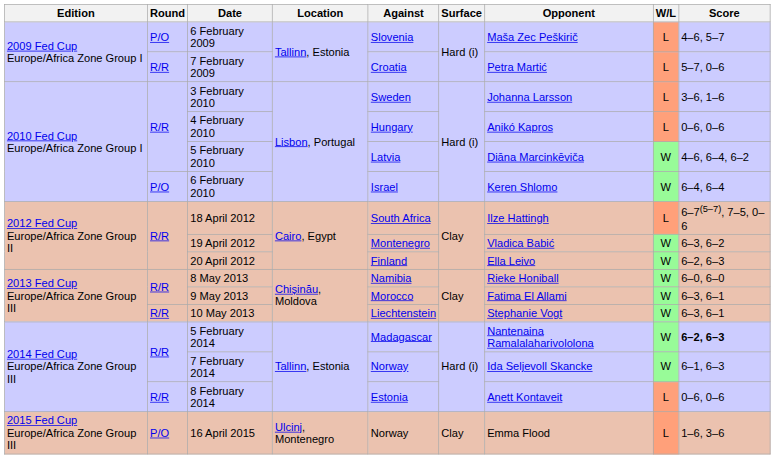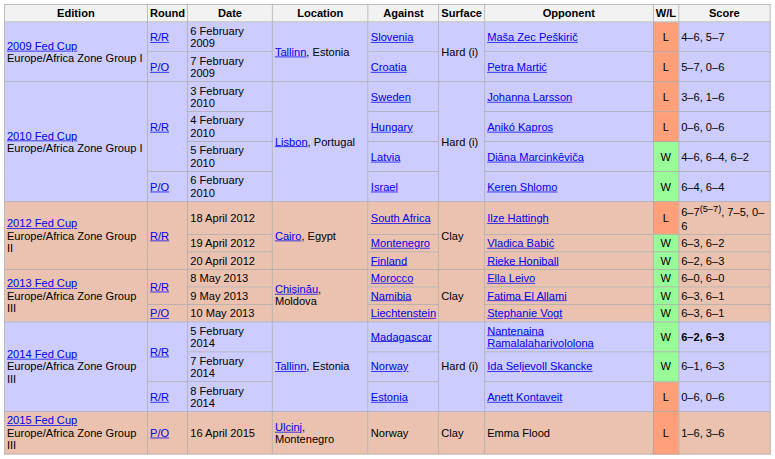(160, 37) P/O -> (160, 37) R/R
(160, 67) R/R -> (160, 67) P/O
(511, 261) Ella Leivo -> (523, 261) Rieke Honiball
(391, 278) Namibia -> (392, 278) Morocco
(523, 278) Rieke Honiball -> (511, 278) Ella Leivo
(392, 296) Morocco -> (391, 296) Namibia
(160, 313) R/R -> (160, 313) P/O
